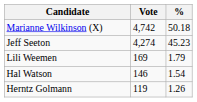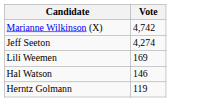- column: (179, 12)
